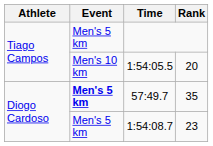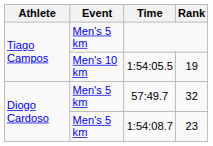(192, 67) 20 -> (192, 67) 19
(93, 97) bold -> (92, 97) normal
(192, 97) 35 -> (192, 97) 32
